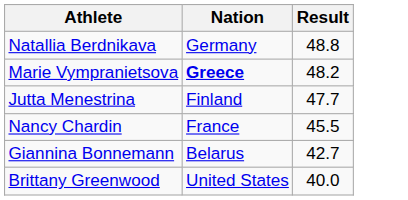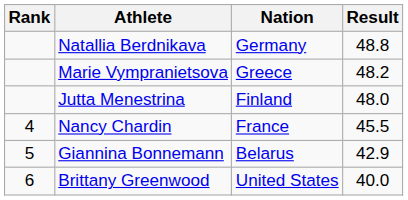+ column: (29, 18)
(215, 72) bold -> (264, 72) normal
(323, 99) 47.7 -> (373, 99) 48.0
(323, 153) 42.7 -> (373, 153) 42.9
